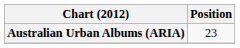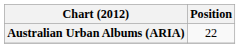(211, 33) 23 -> (211, 33) 22
